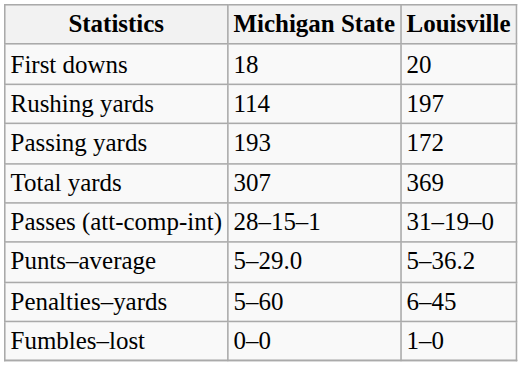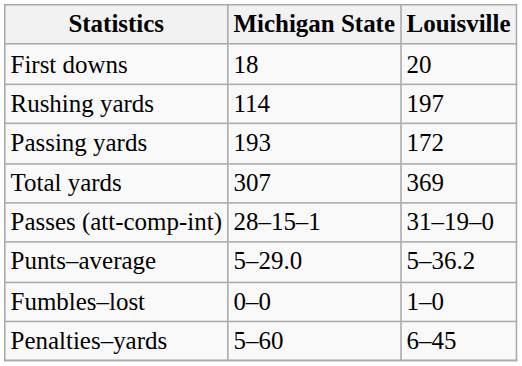rows swapped: (78, 340) <-> (89, 301)
